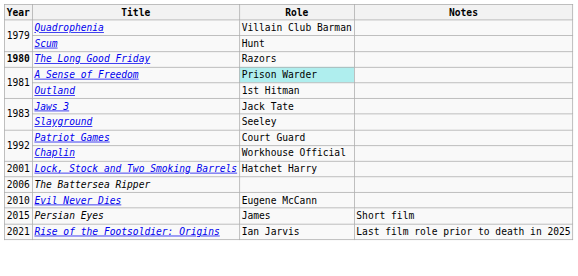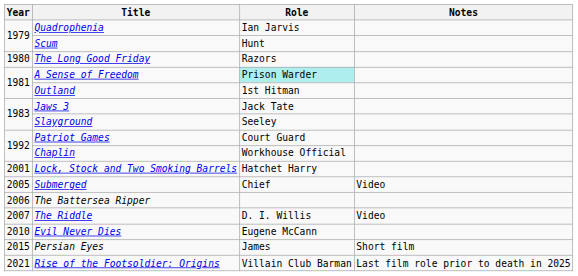(297, 28) Villain Club Barman -> (271, 28) Ian Jarvis
(18, 59) bold -> (18, 59) normal
+ row: (60, 185)
+ row: (63, 216)
(271, 232) Ian Jarvis -> (297, 263) Villain Club Barman
